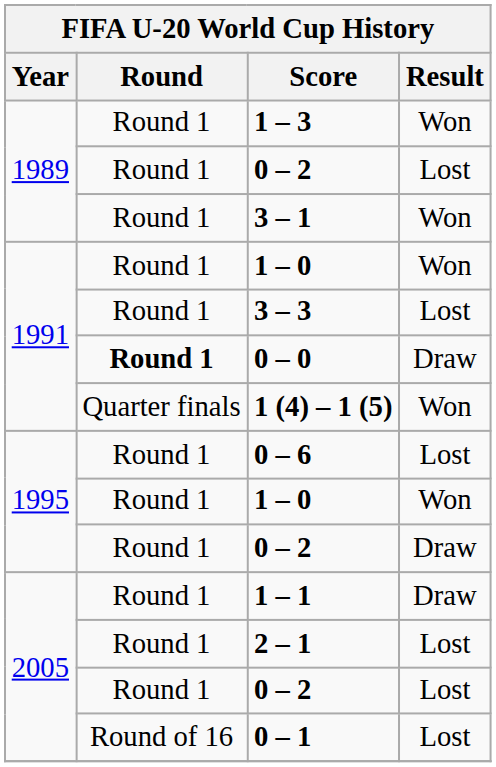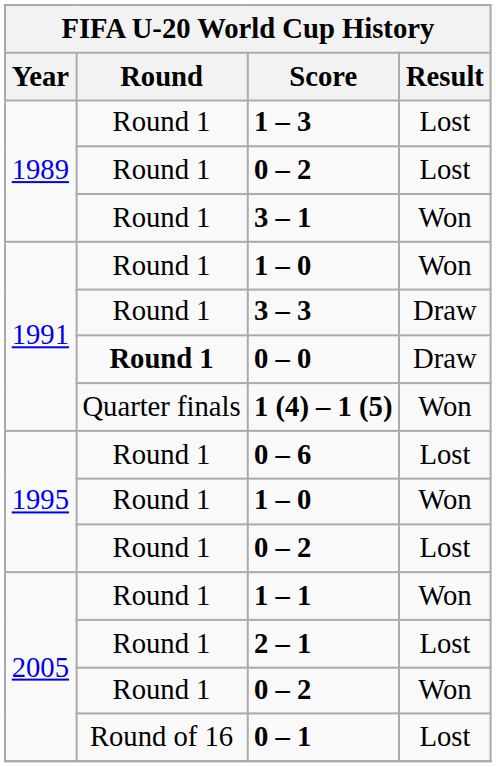(445, 123) Won -> (445, 123) Lost
(445, 312) Lost -> (445, 312) Draw
(445, 548) Draw -> (445, 548) Lost
(445, 595) Draw -> (445, 595) Won
(445, 690) Lost -> (445, 690) Won
